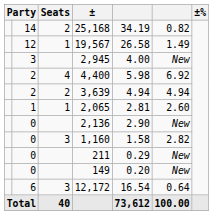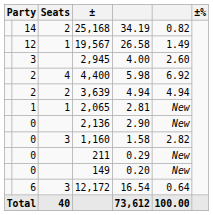(181, 60) New -> (178, 60) 2.60
(178, 108) 2.60 -> (181, 108) New
